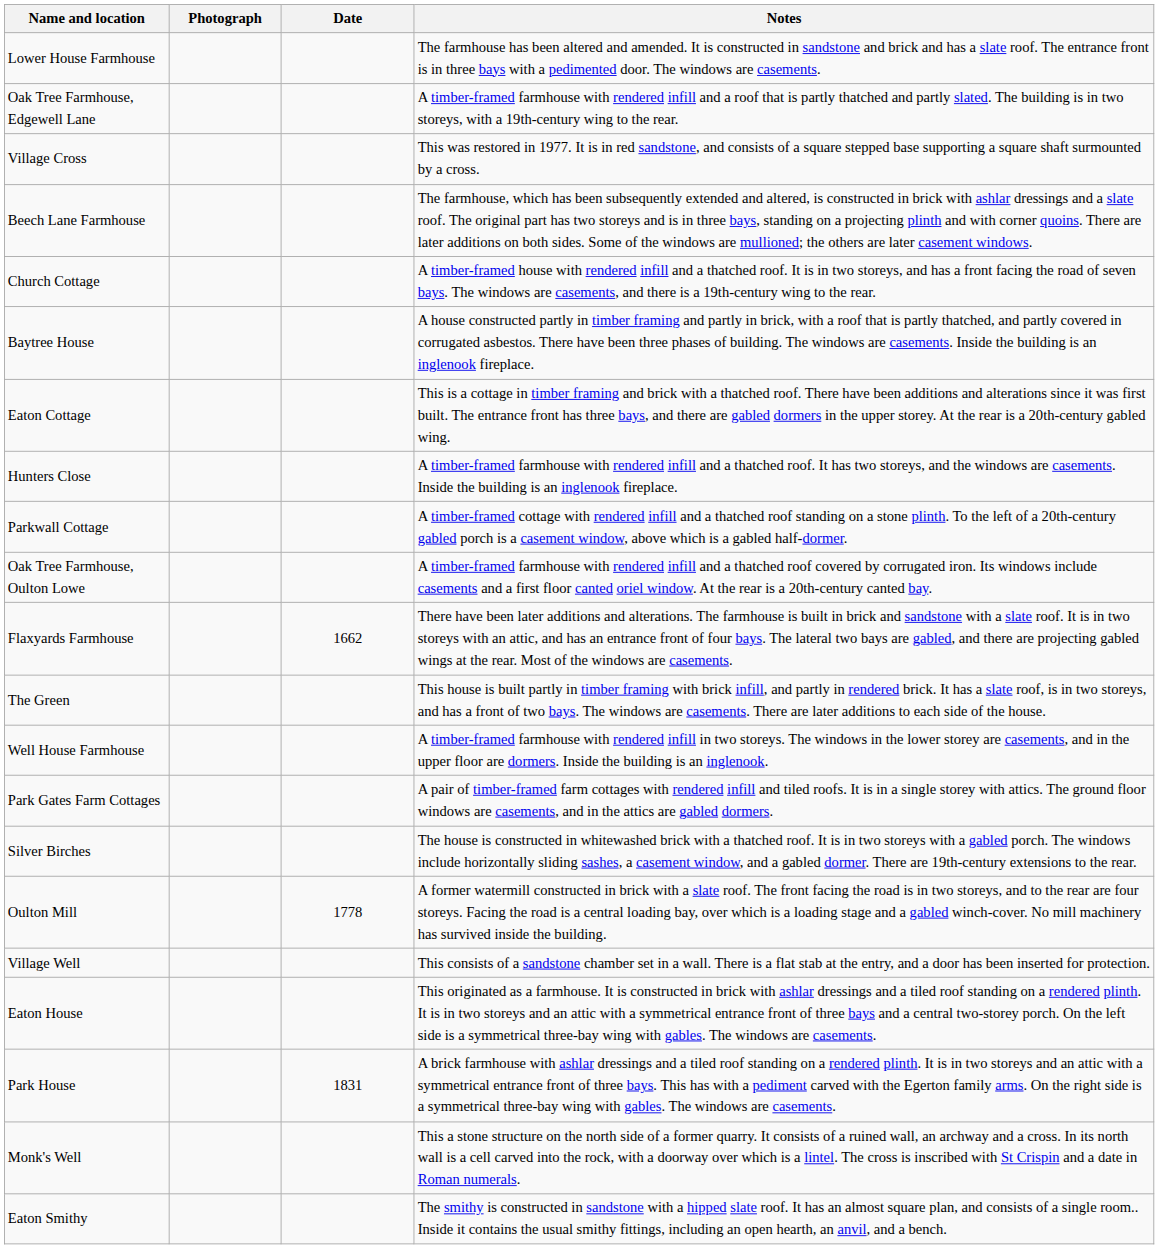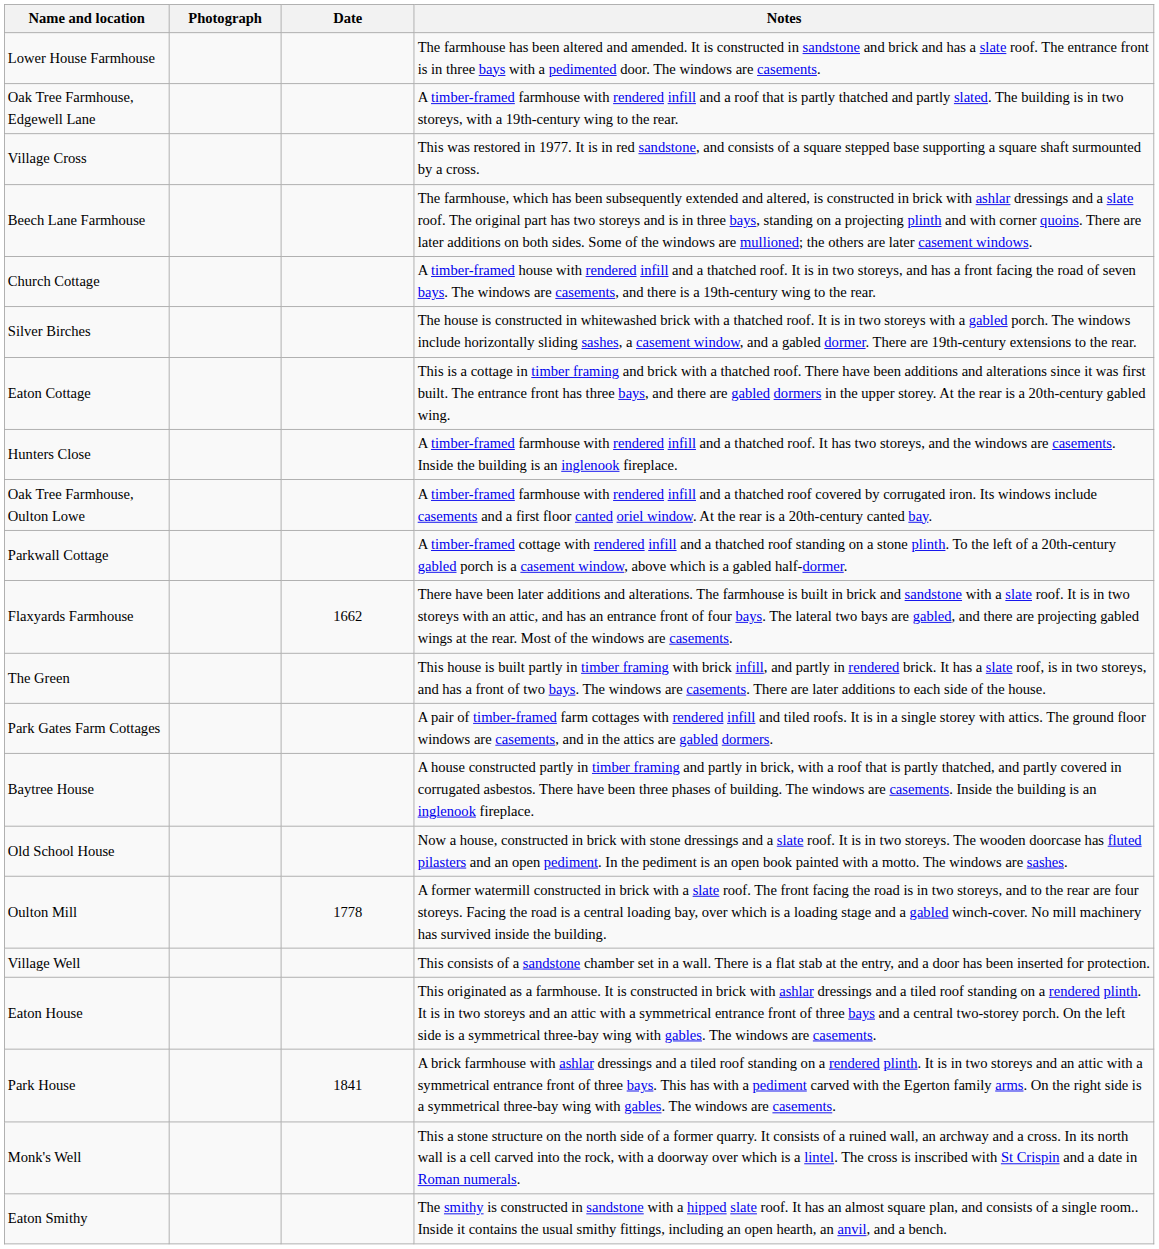rows swapped: (51, 342) <-> (49, 851)
rows swapped: (71, 577) <-> (58, 526)
- row: (76, 750)
+ row: (61, 851)
(348, 1085) 1831 -> (348, 1085) 1841
